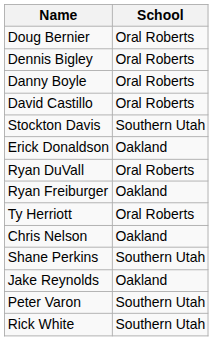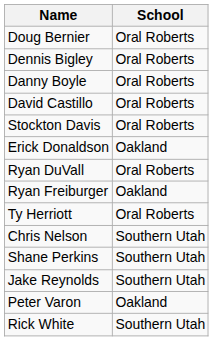(160, 125) Southern Utah -> (155, 125) Oral Roberts
(141, 236) Oakland -> (160, 236) Southern Utah
(141, 280) Oakland -> (160, 280) Southern Utah
(160, 302) Southern Utah -> (141, 302) Oakland
